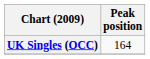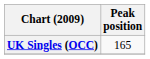(123, 44) 164 -> (123, 44) 165
